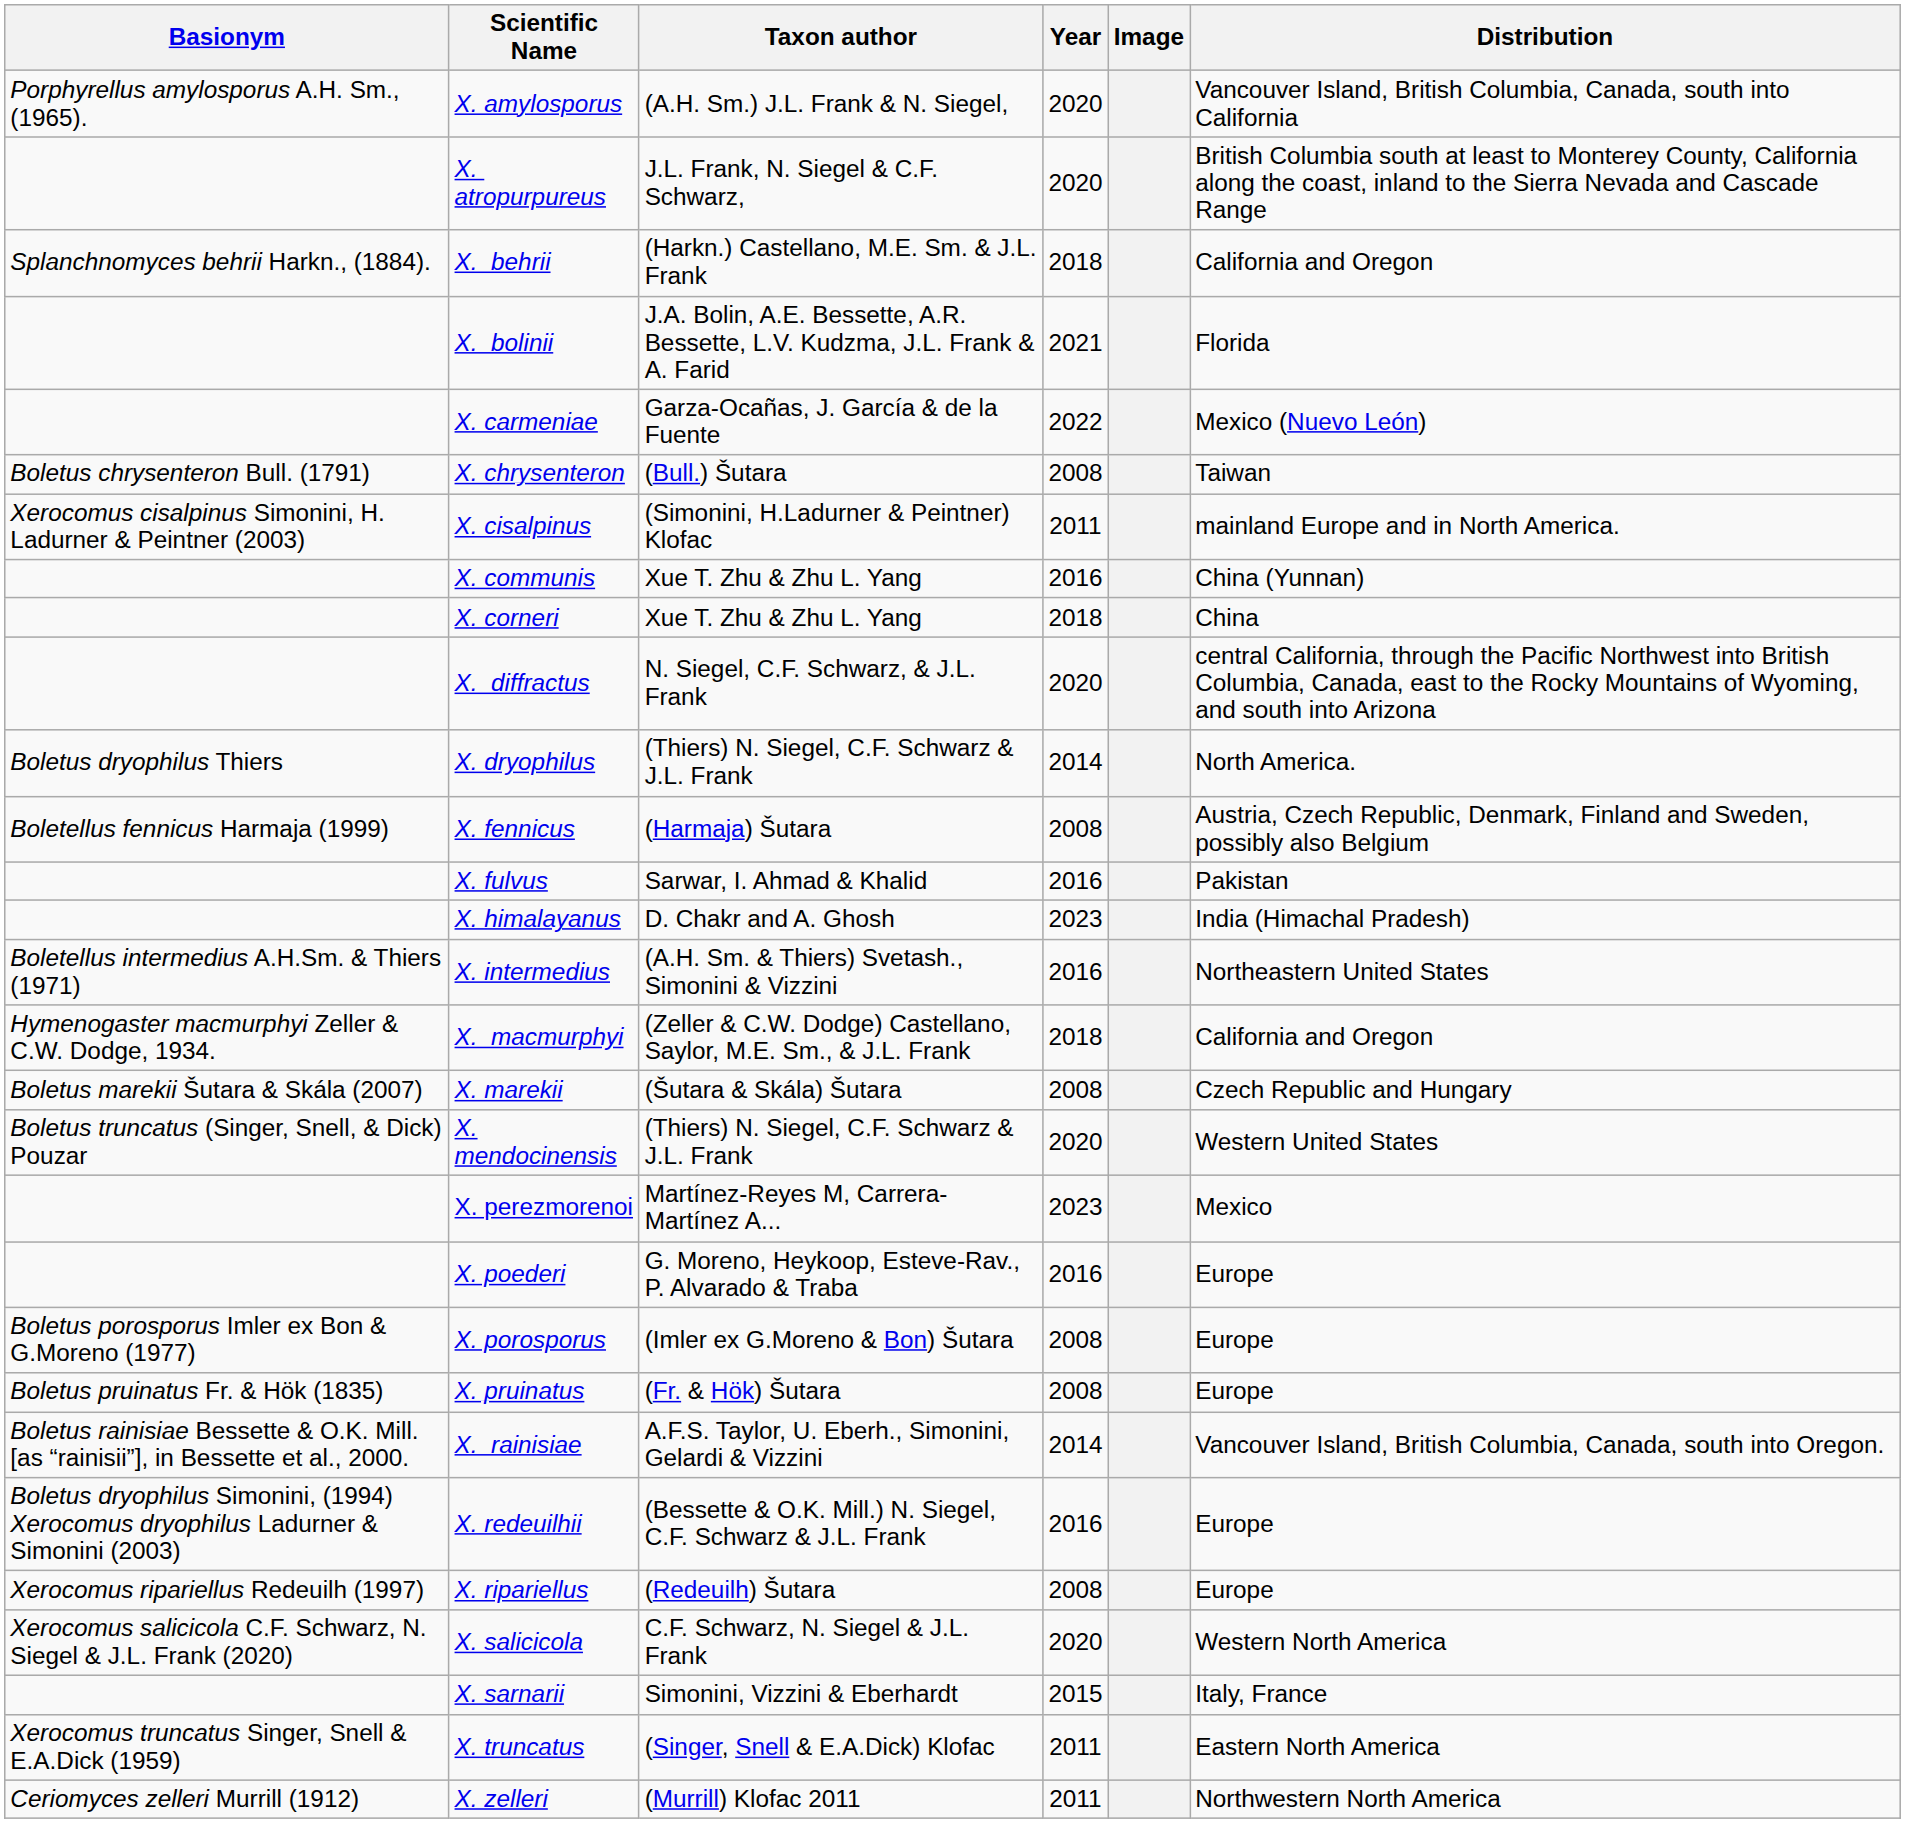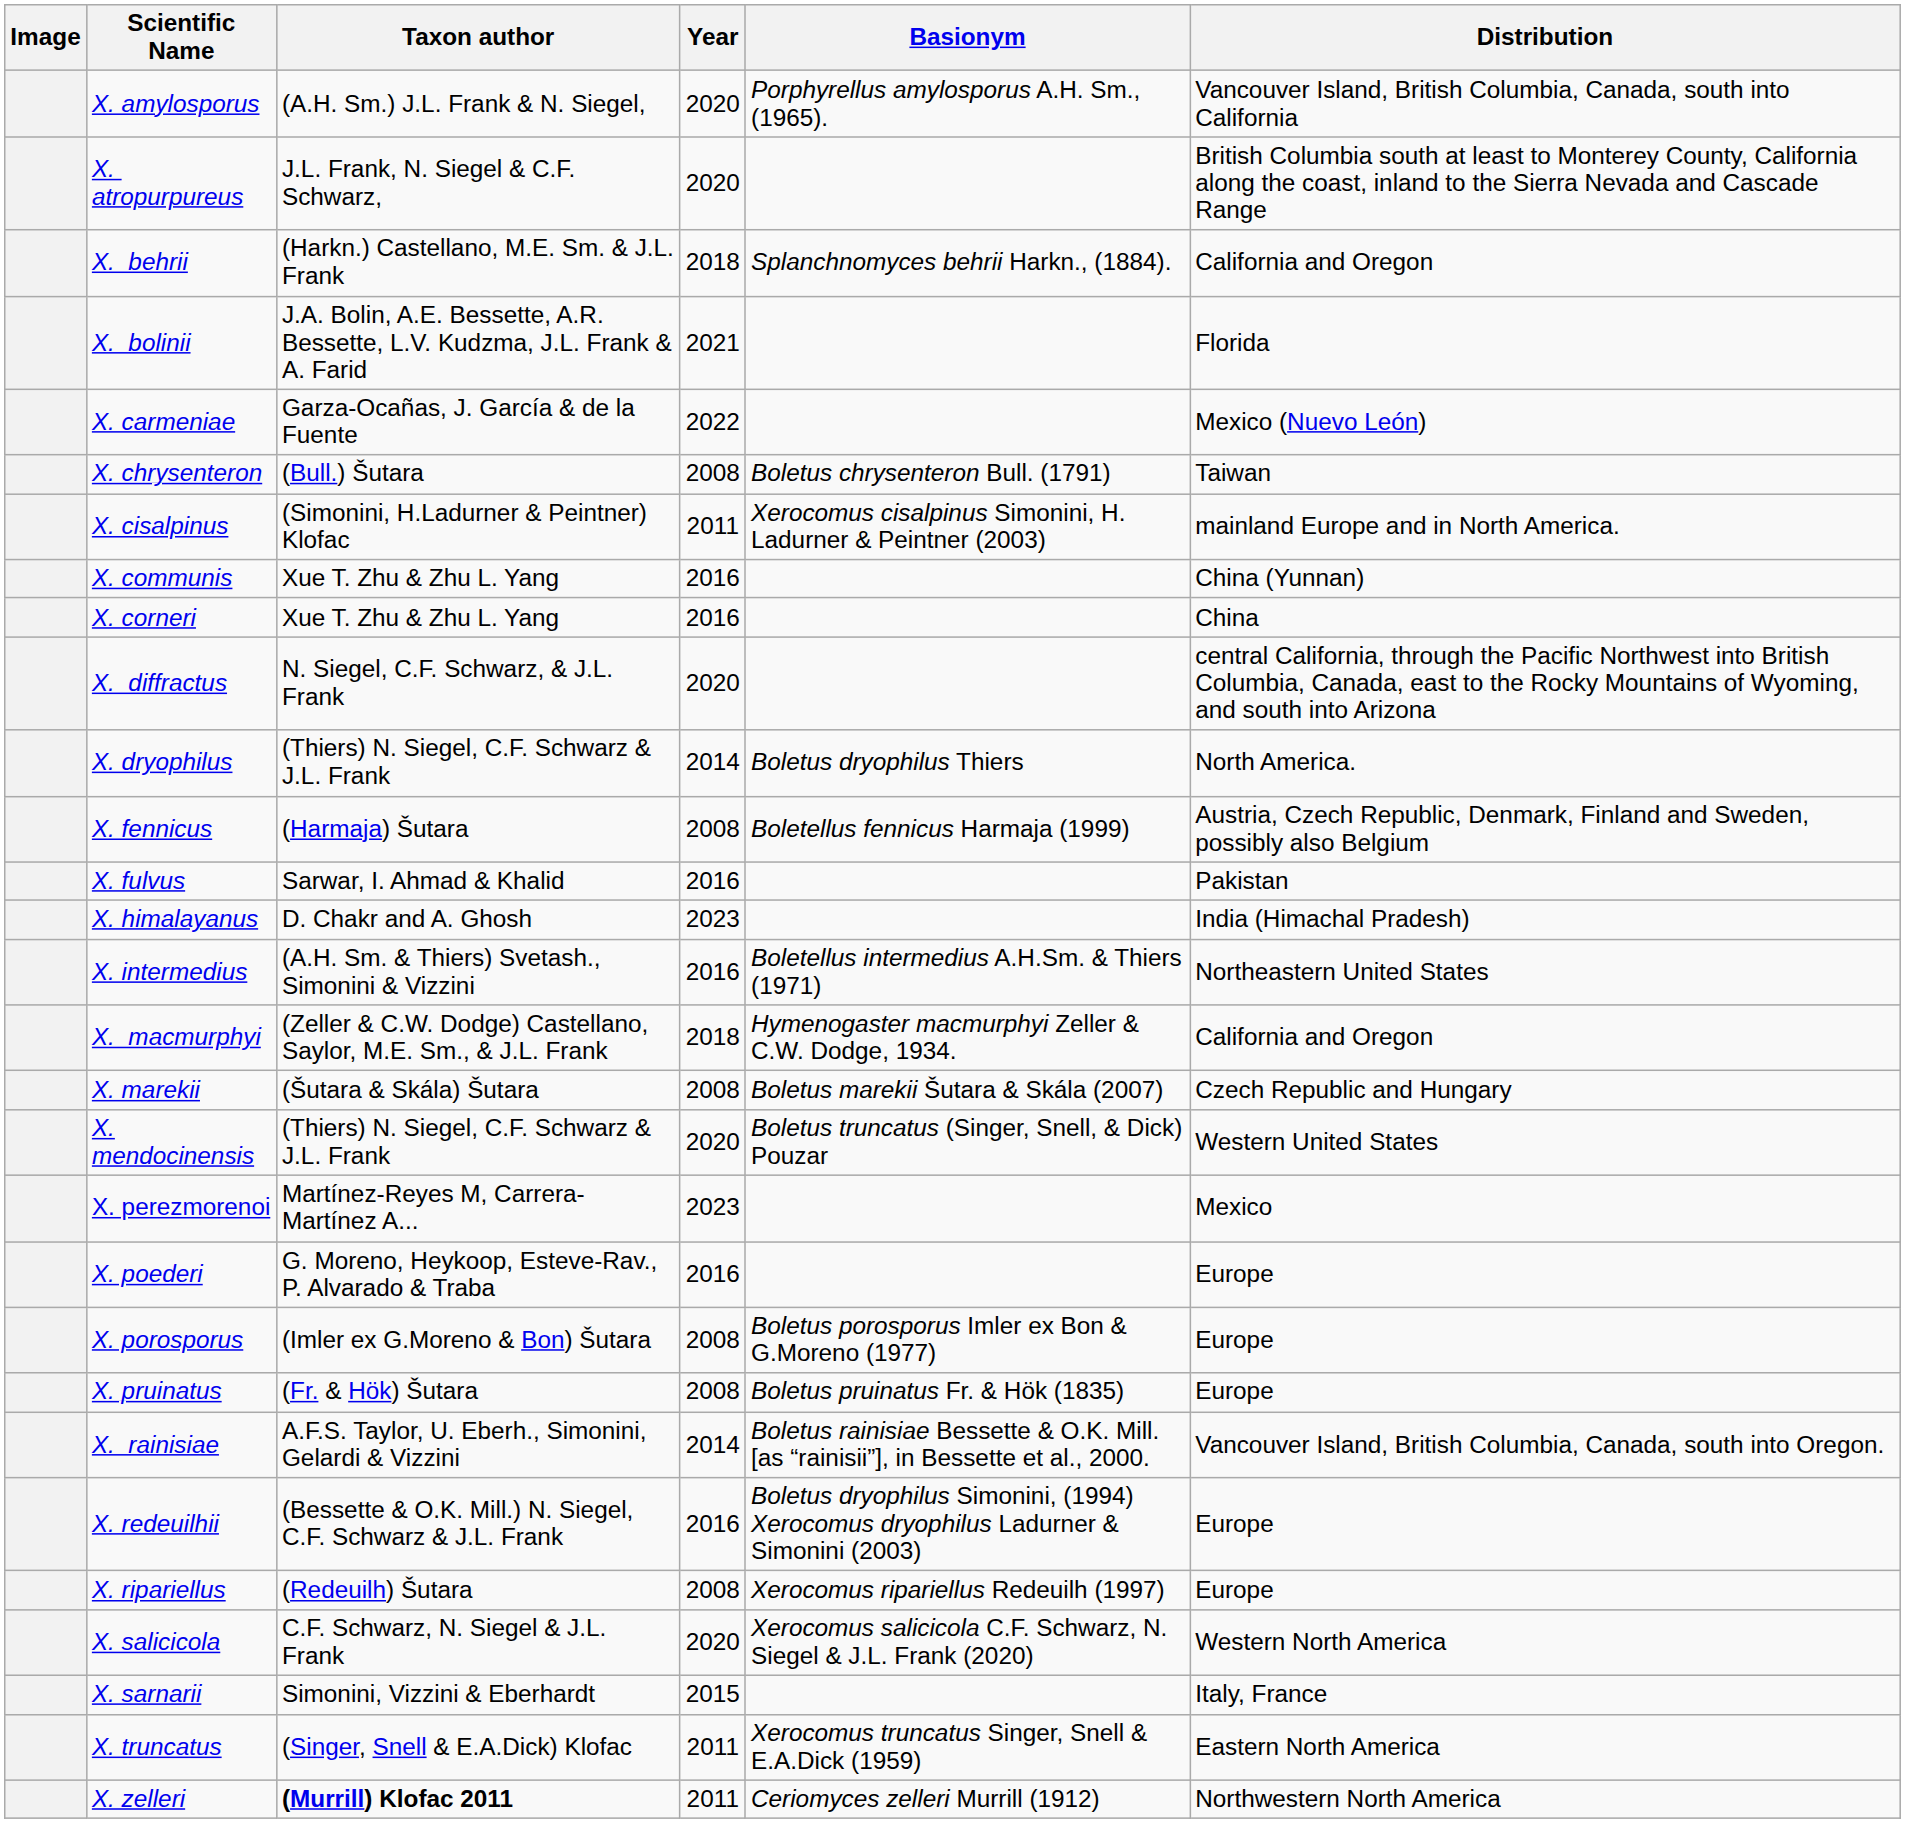columns swapped: (1149, 37) <-> (227, 37)
(1075, 617) 2018 -> (713, 617) 2016
(753, 1798) normal -> (398, 1798) bold
